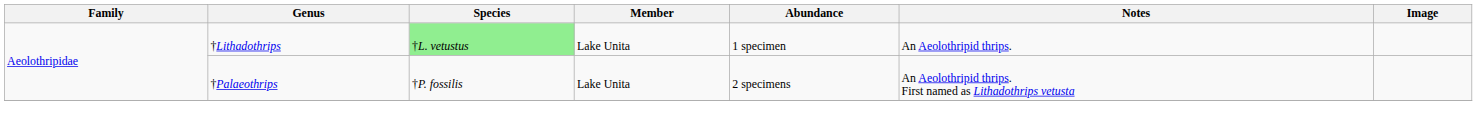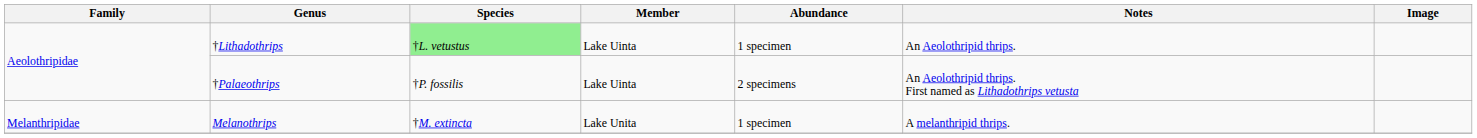(604, 45) Lake Unita -> (610, 45) Lake Uinta
(604, 84) Lake Unita -> (610, 84) Lake Uinta
+ row: (244, 123)
